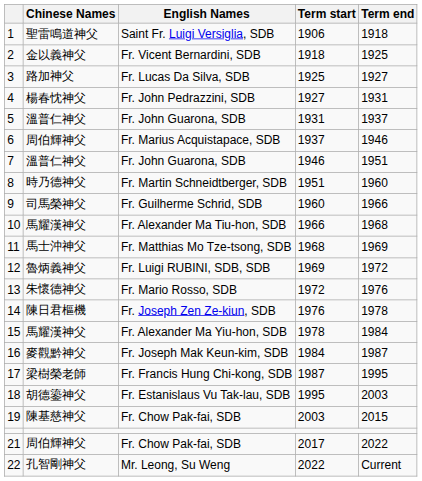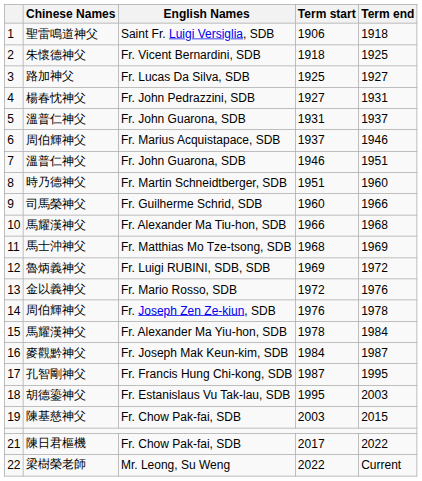(56, 55) 金以義神父 -> (56, 55) 朱懷德神父
(56, 289) 朱懷德神父 -> (56, 289) 金以義神父
(56, 310) 陳日君樞機 -> (56, 310) 周伯輝神父
(56, 374) 梁樹榮老師 -> (56, 374) 孔智剛神父
(56, 443) 周伯輝神父 -> (56, 443) 陳日君樞機
(56, 464) 孔智剛神父 -> (56, 464) 梁樹榮老師
